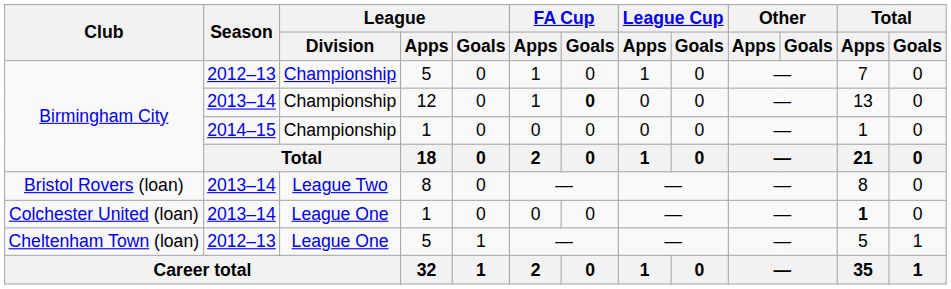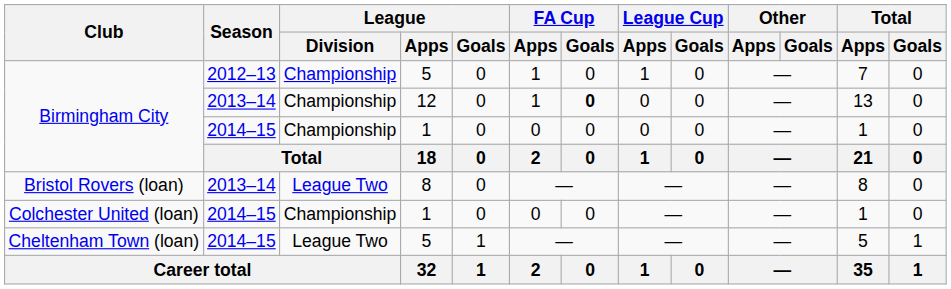(241, 213) 2013–14 -> (241, 213) 2014–15
(340, 213) League One -> (340, 213) Championship
(863, 213) bold -> (863, 213) normal
(241, 241) 2012–13 -> (241, 241) 2014–15
(340, 241) League One -> (340, 241) League Two
